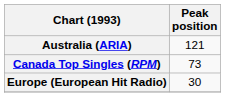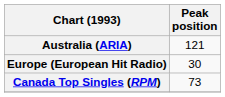rows swapped: (87, 63) <-> (87, 82)
